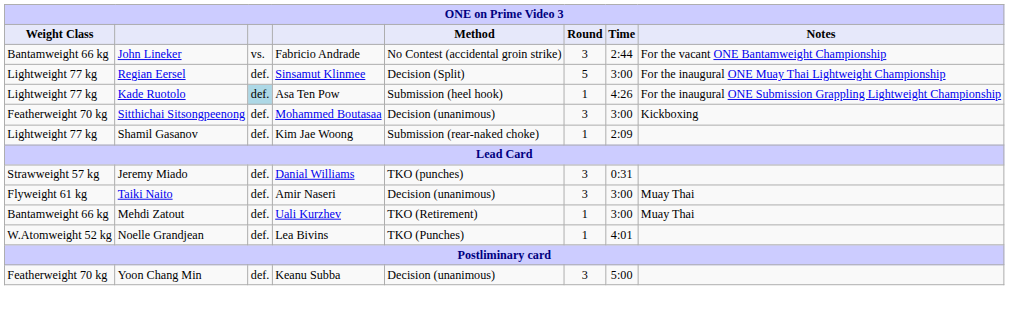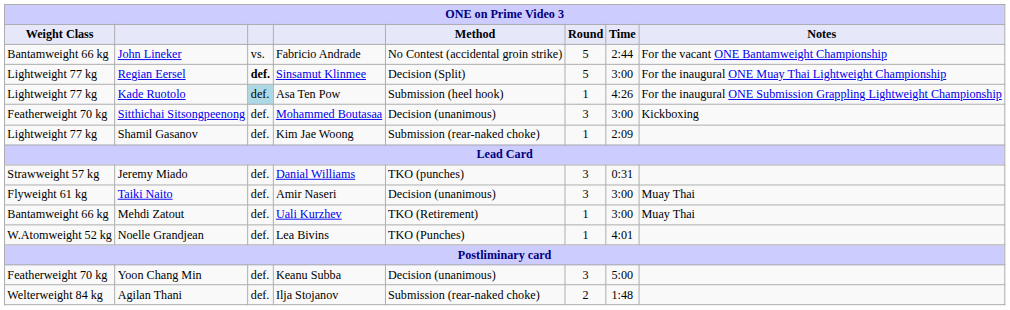(585, 54) 3 -> (586, 54) 5
(260, 74) normal -> (260, 74) bold
+ row: (150, 294)
